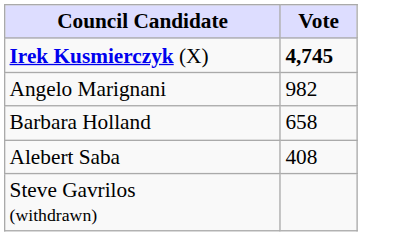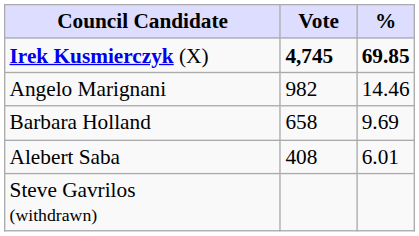+ column: (386, 21)
